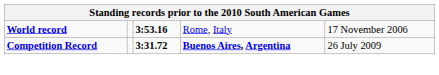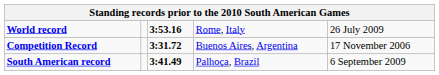(368, 29) 17 November 2006 -> (357, 29) 26 July 2009
(237, 45) bold -> (247, 45) normal
(354, 45) 26 July 2009 -> (370, 45) 17 November 2006
+ row: (59, 62)
